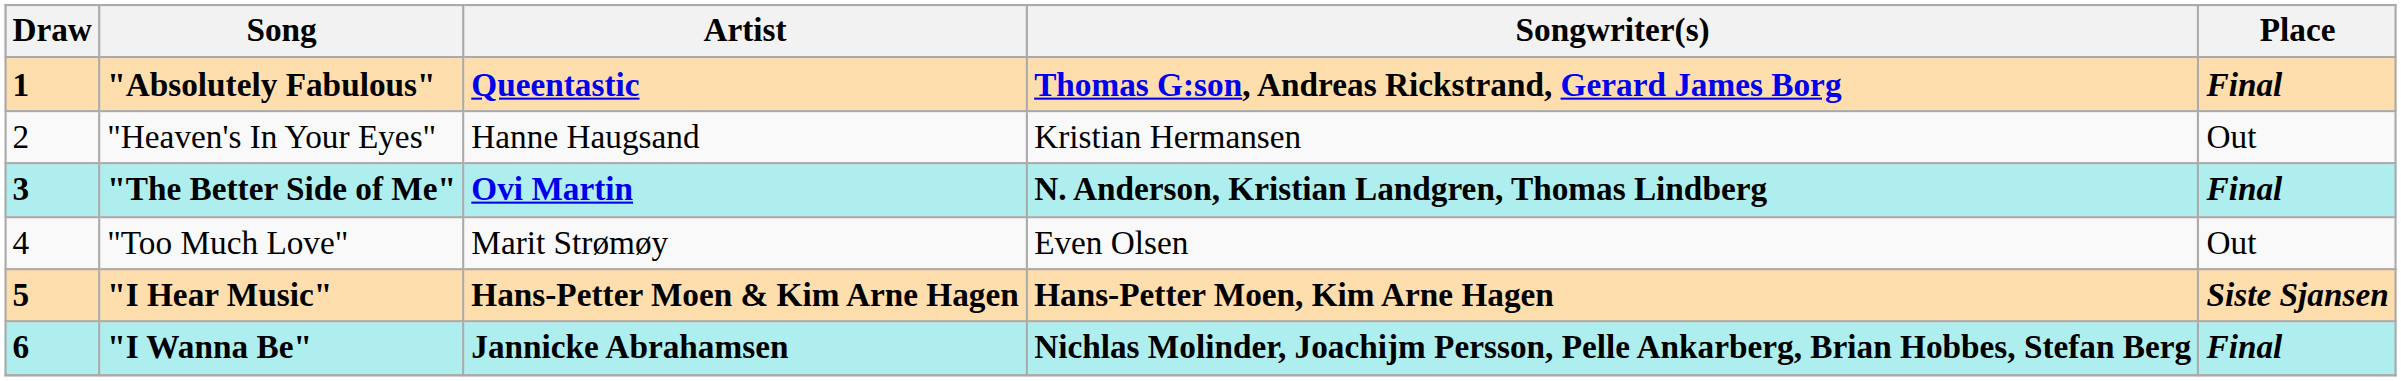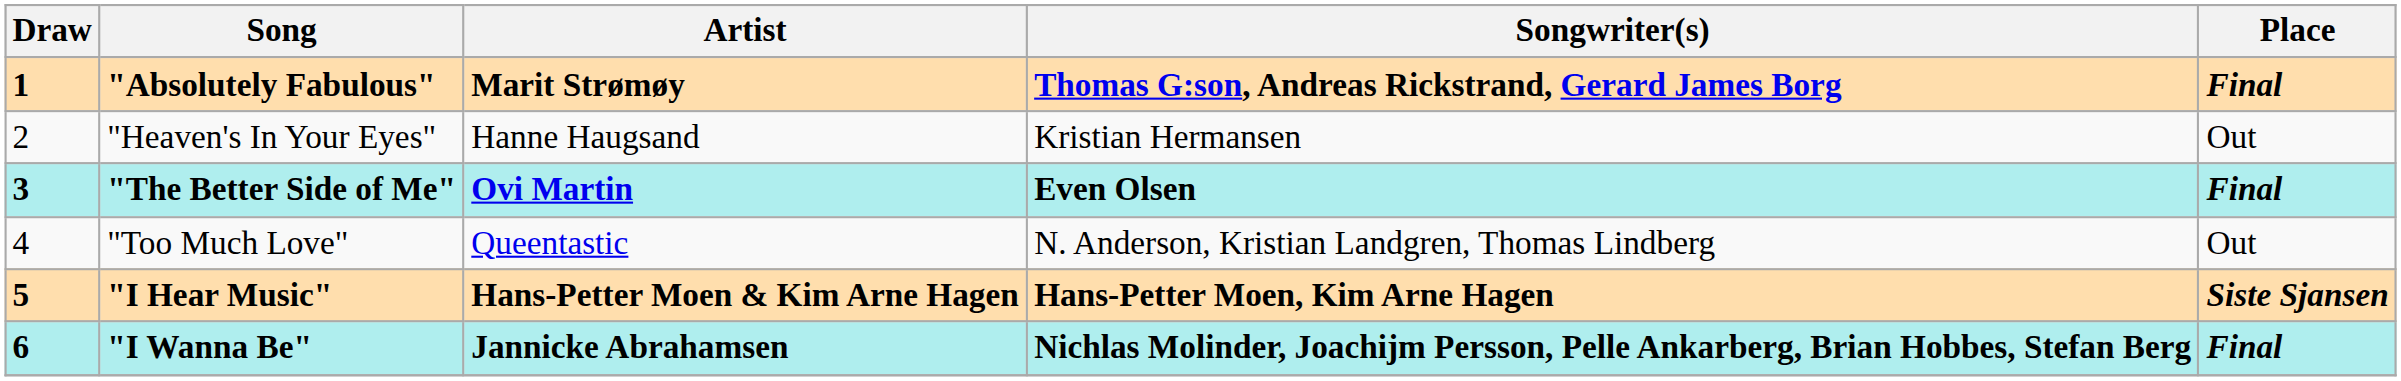(555, 83) Queentastic -> (578, 83) Marit Strømøy
(1401, 189) N. Anderson, Kristian Landgren, Thomas Lindberg -> (1115, 189) Even Olsen
(570, 242) Marit Strømøy -> (550, 242) Queentastic
(1111, 242) Even Olsen -> (1375, 242) N. Anderson, Kristian Landgren, Thomas Lindberg
